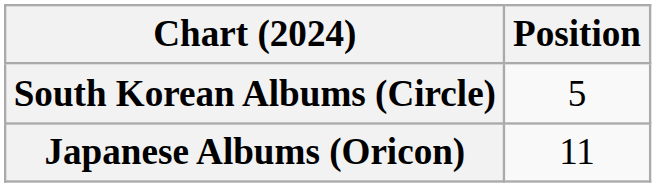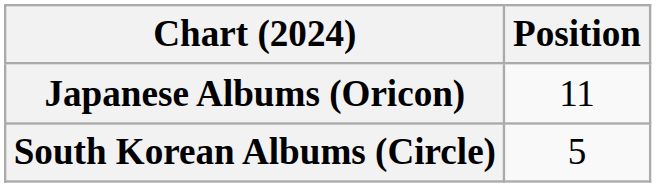rows swapped: (255, 151) <-> (255, 92)
